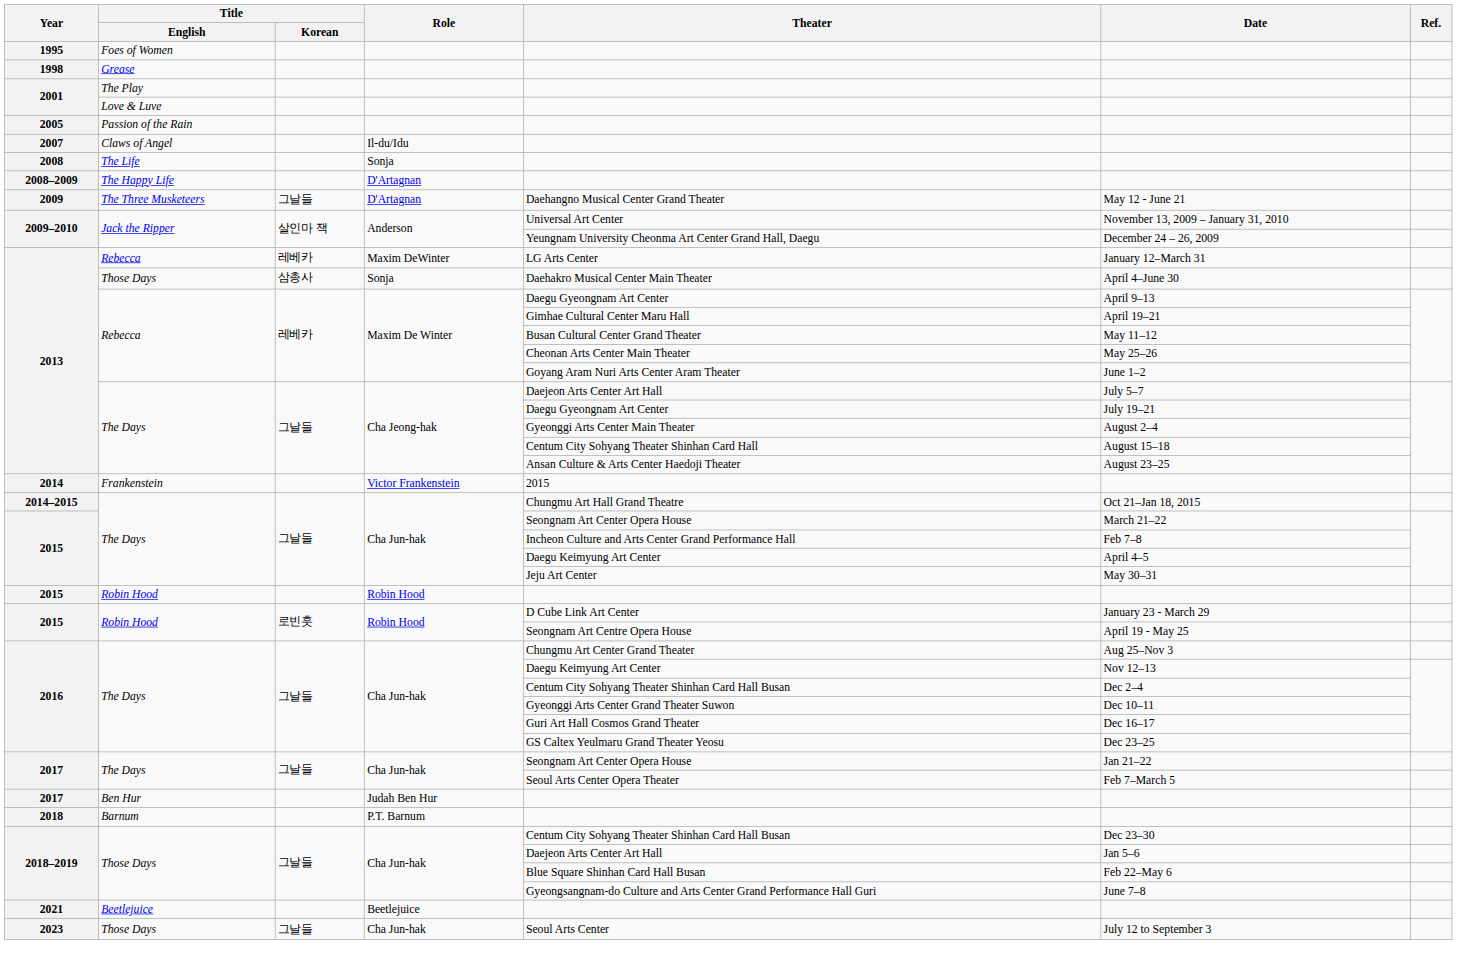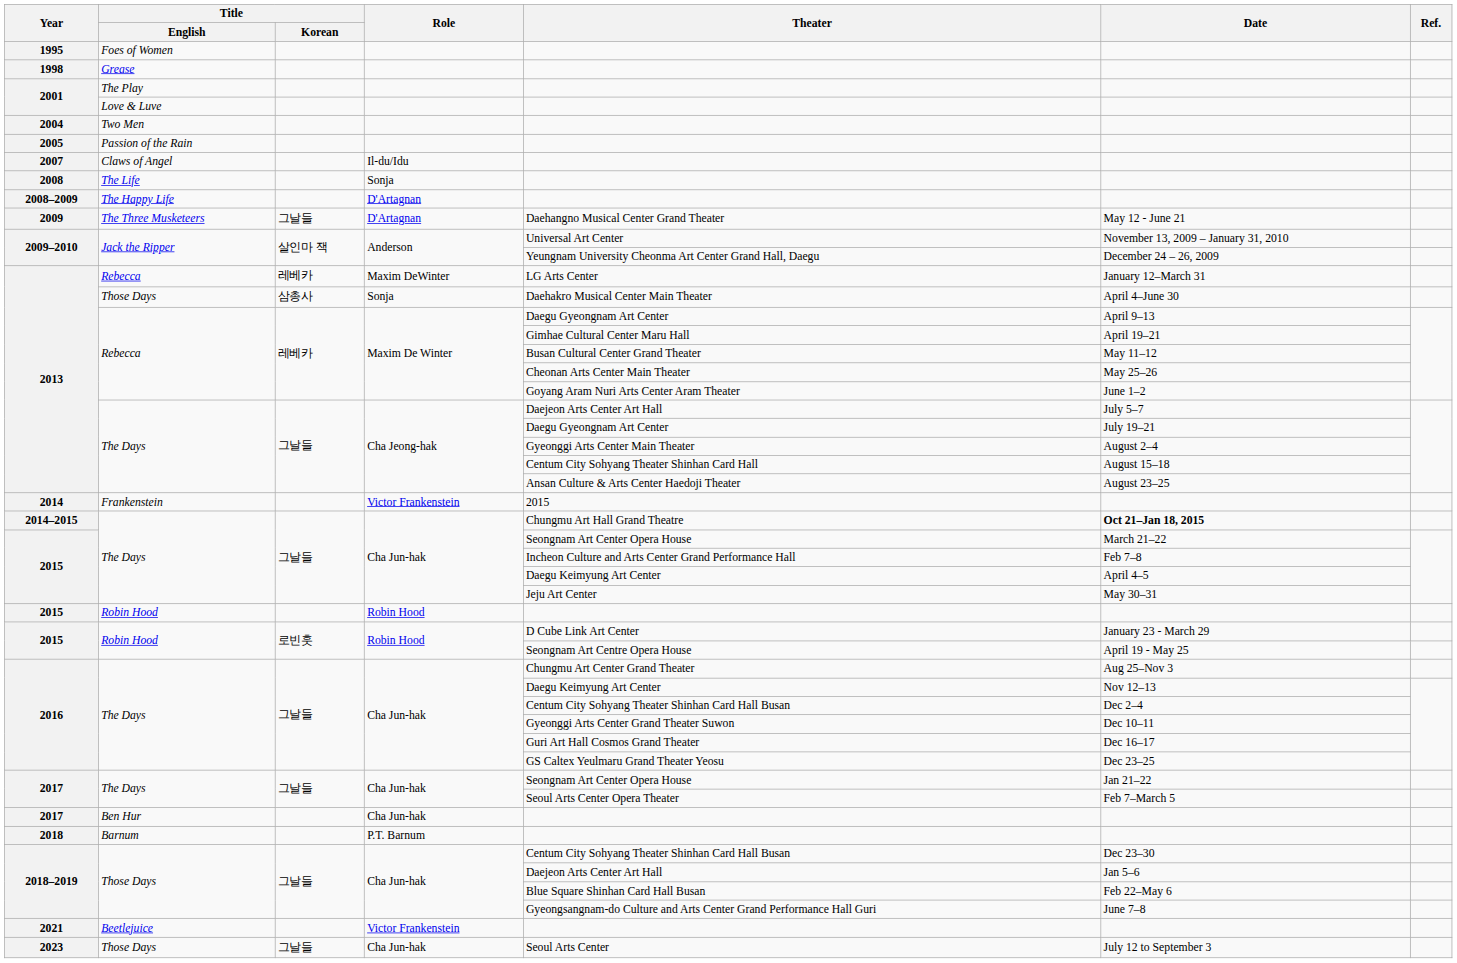+ row: (51, 124)
(1152, 501) normal -> (1154, 520) bold
(402, 798) Judah Ben Hur -> (396, 816) Cha Jun-hak
(393, 909) Beetlejuice -> (413, 927) Victor Frankenstein
